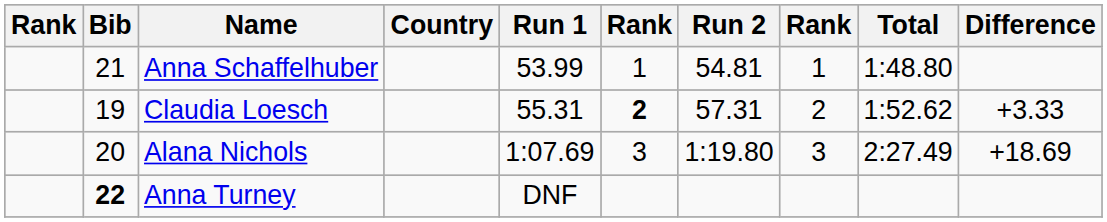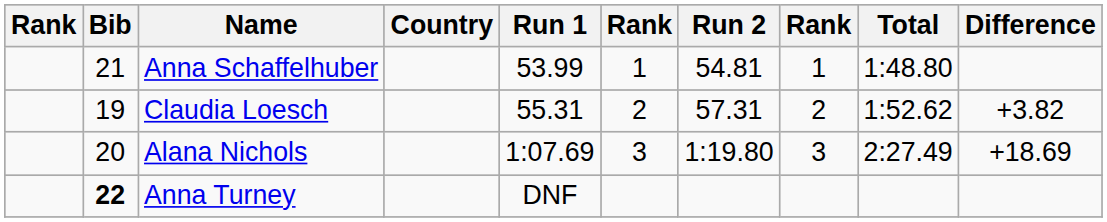(639, 110) bold -> (639, 110) normal
(1030, 110) +3.33 -> (1030, 110) +3.82
